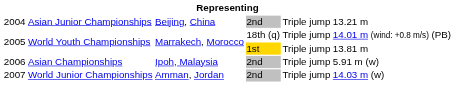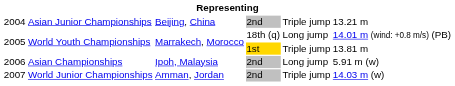(306, 35) Triple jump -> (305, 35) Long jump
(306, 62) Triple jump -> (305, 62) Long jump
